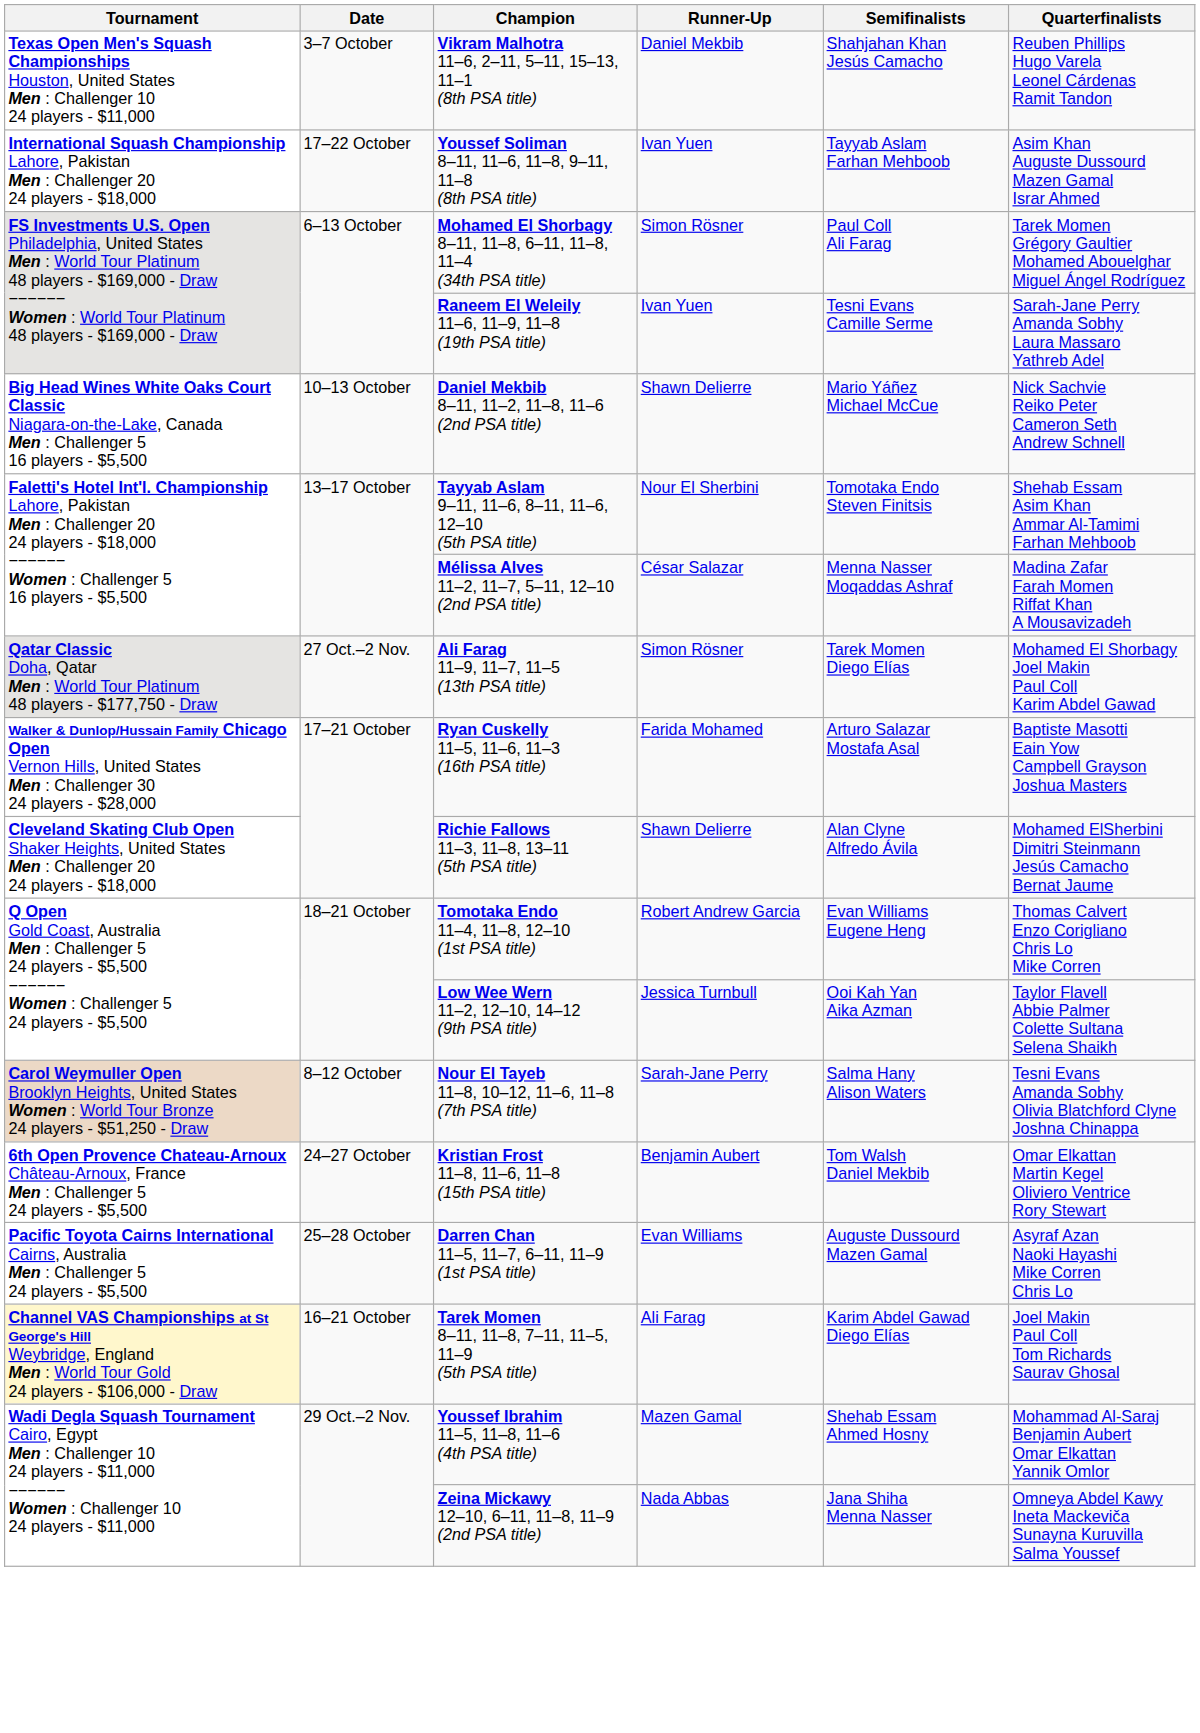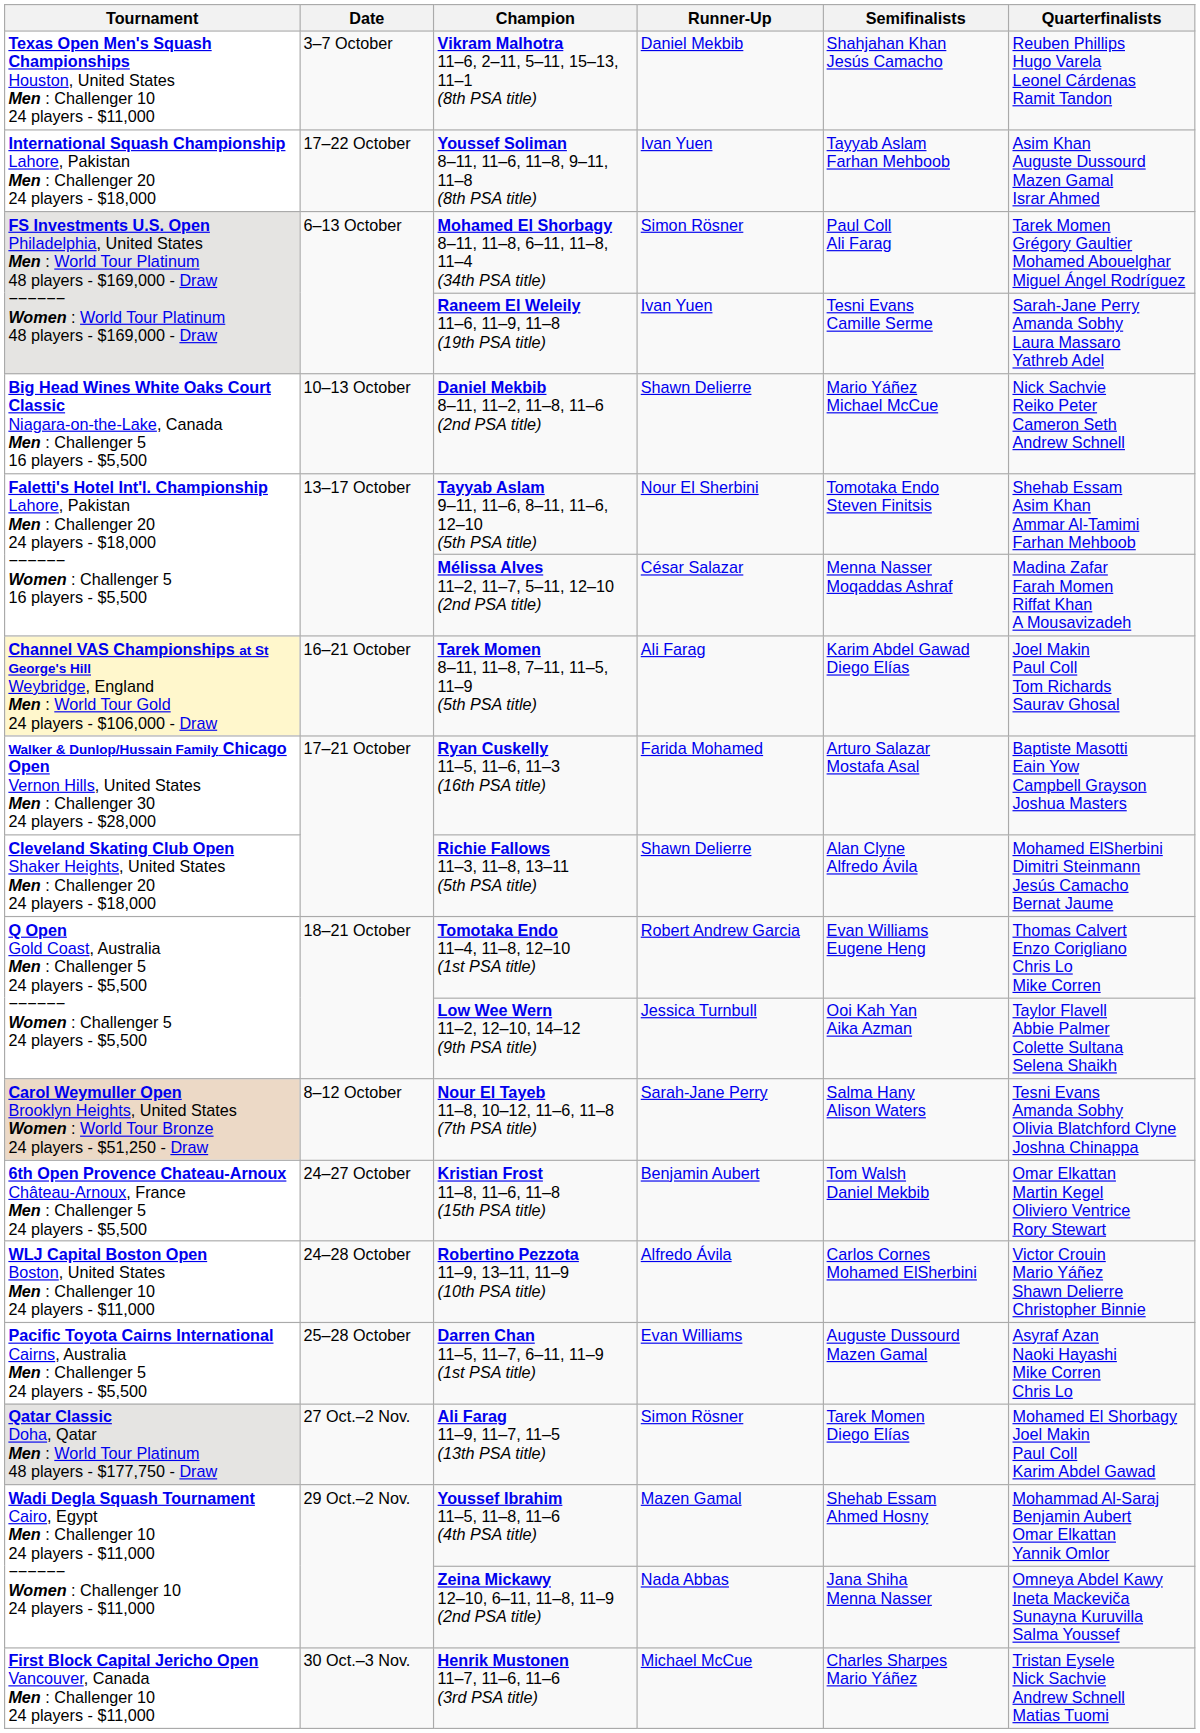rows swapped: (523, 1345) <-> (499, 667)
+ row: (508, 1273)
+ row: (503, 1679)
